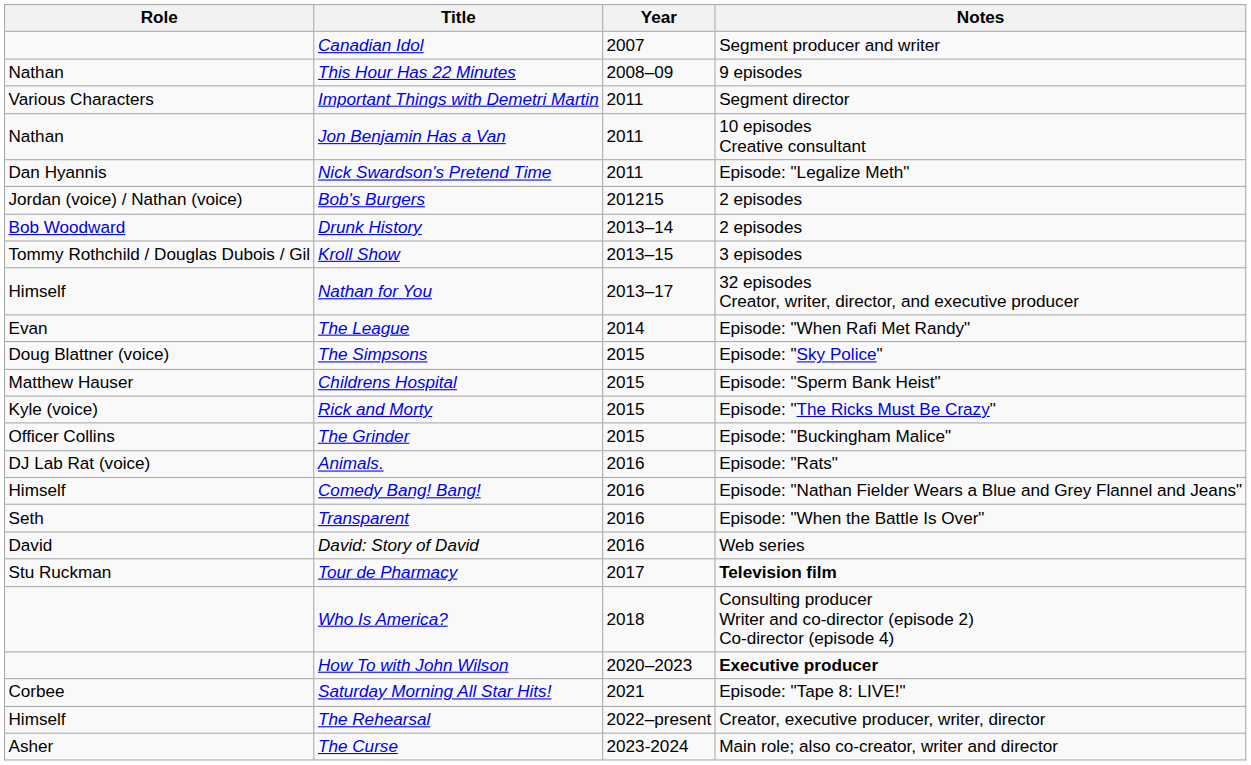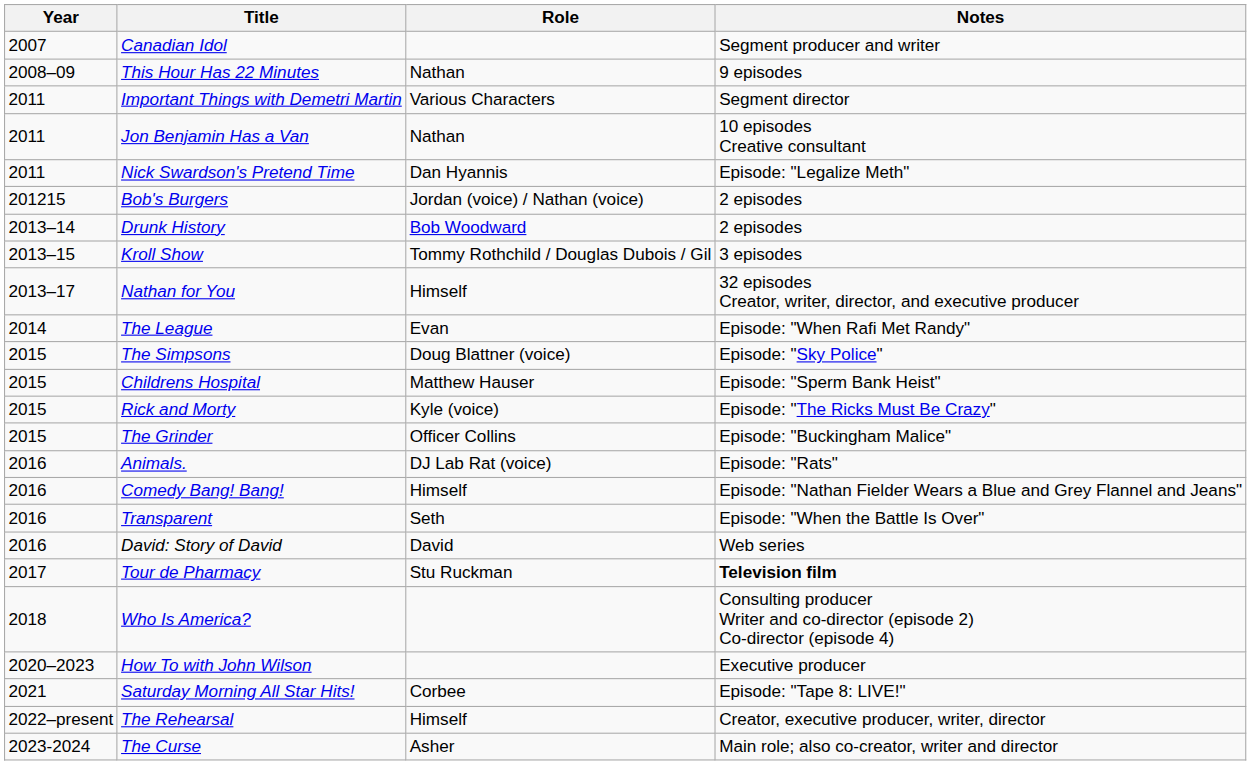columns swapped: (659, 18) <-> (159, 18)
(799, 665) bold -> (792, 665) normal
